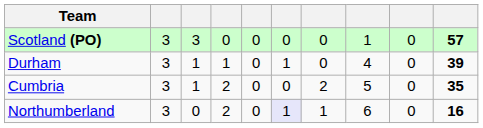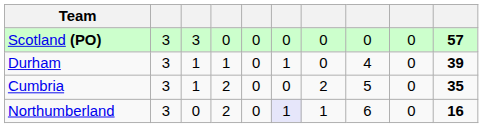(367, 39) 1 -> (367, 39) 0
